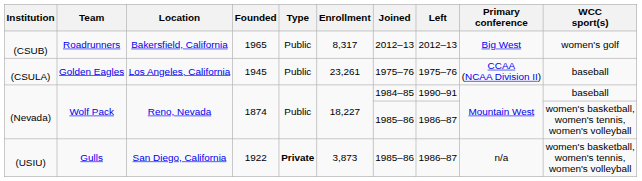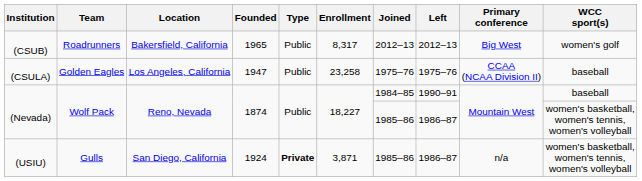(256, 71) 1945 -> (256, 71) 1947
(345, 71) 23,261 -> (345, 71) 23,258
(256, 157) 1922 -> (256, 157) 1924
(345, 157) 3,873 -> (345, 157) 3,871
